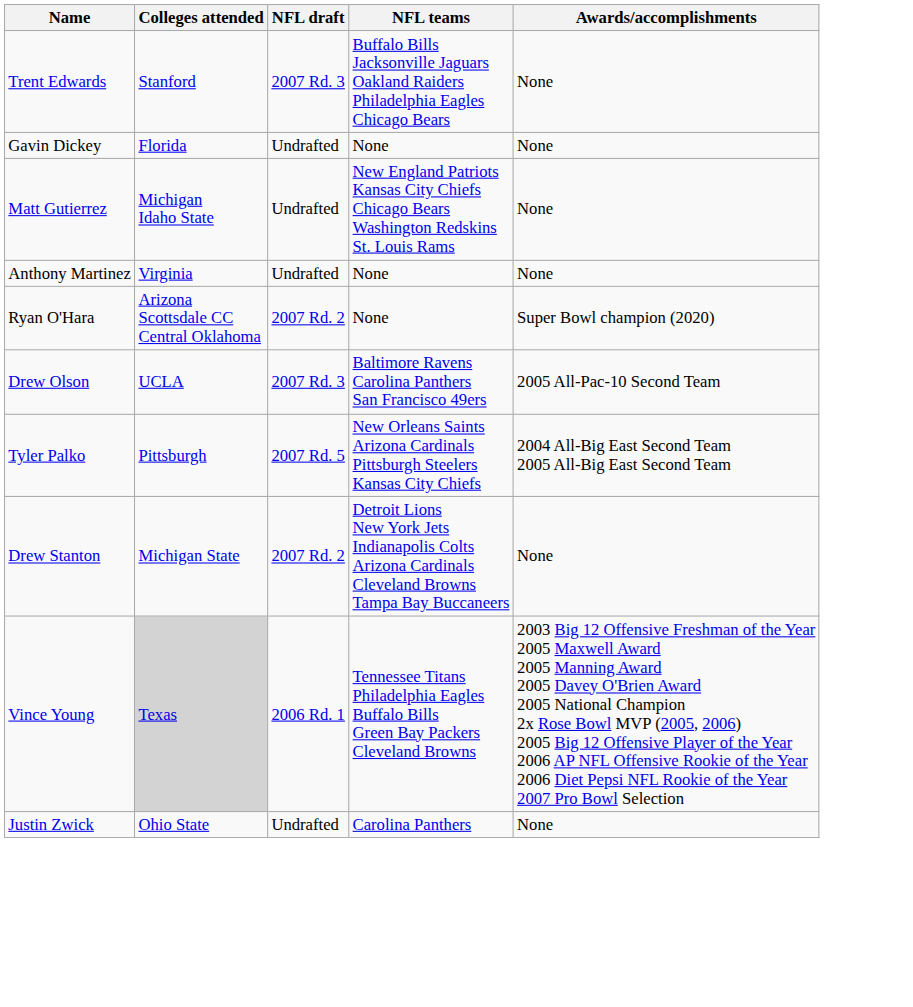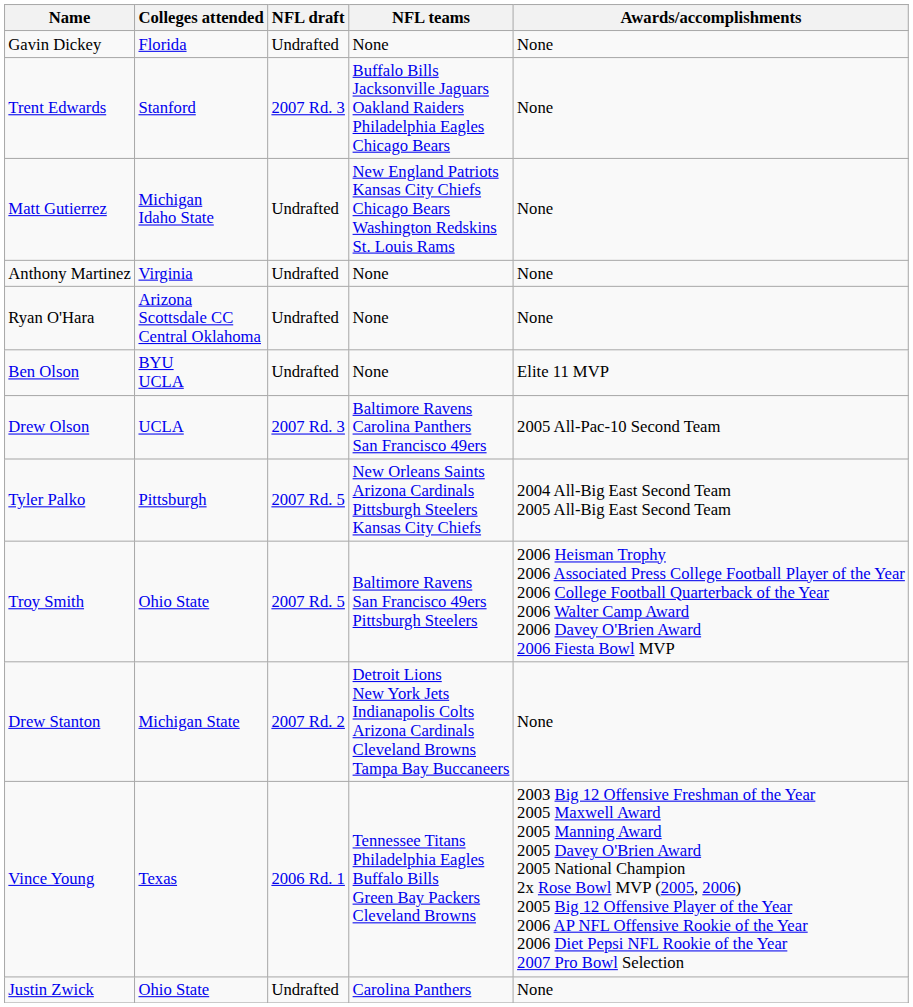rows swapped: (55, 145) <-> (57, 81)
(308, 318) 2007 Rd. 2 -> (305, 318) Undrafted
(616, 318) Super Bowl champion (2020) -> (535, 318) None
+ row: (44, 372)
+ row: (46, 601)
(158, 713) lightgrey background -> (158, 878) no background
